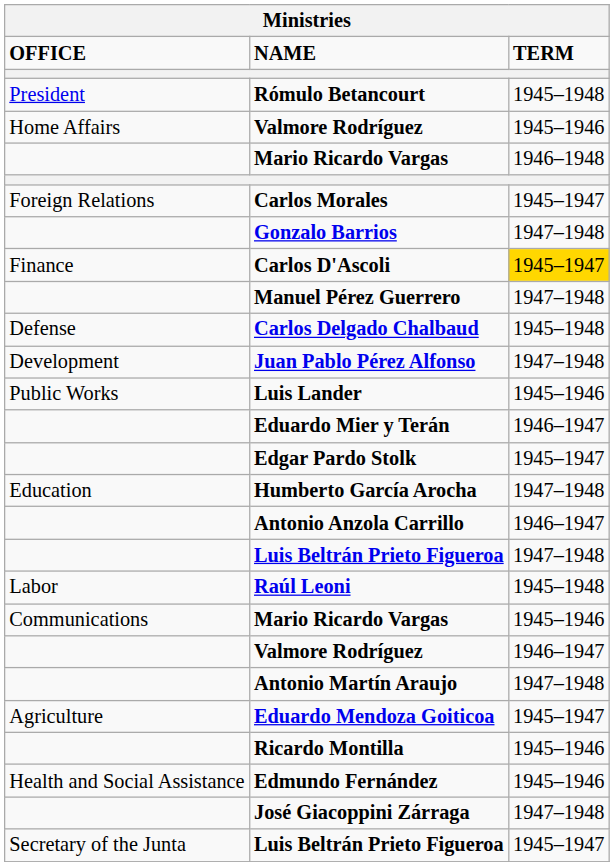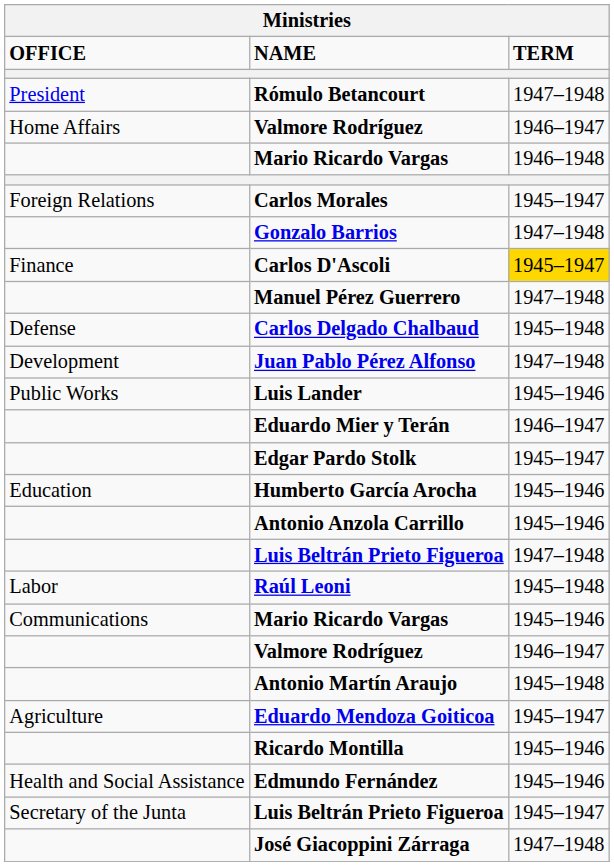(559, 94) 1945–1948 -> (559, 94) 1947–1948
(559, 126) 1945–1946 -> (559, 126) 1946–1947
(559, 490) 1947–1948 -> (559, 490) 1945–1946
(559, 522) 1946–1947 -> (559, 522) 1945–1946
(559, 683) 1947–1948 -> (559, 683) 1945–1948
rows swapped: (98, 845) <-> (127, 813)
